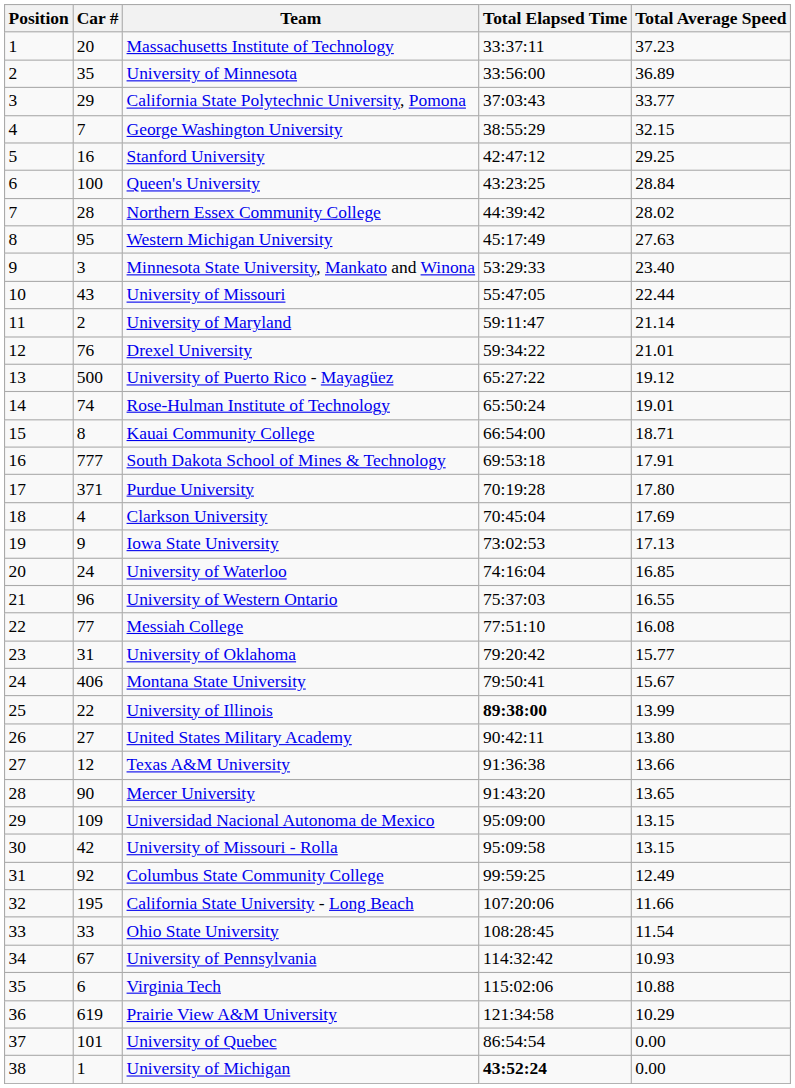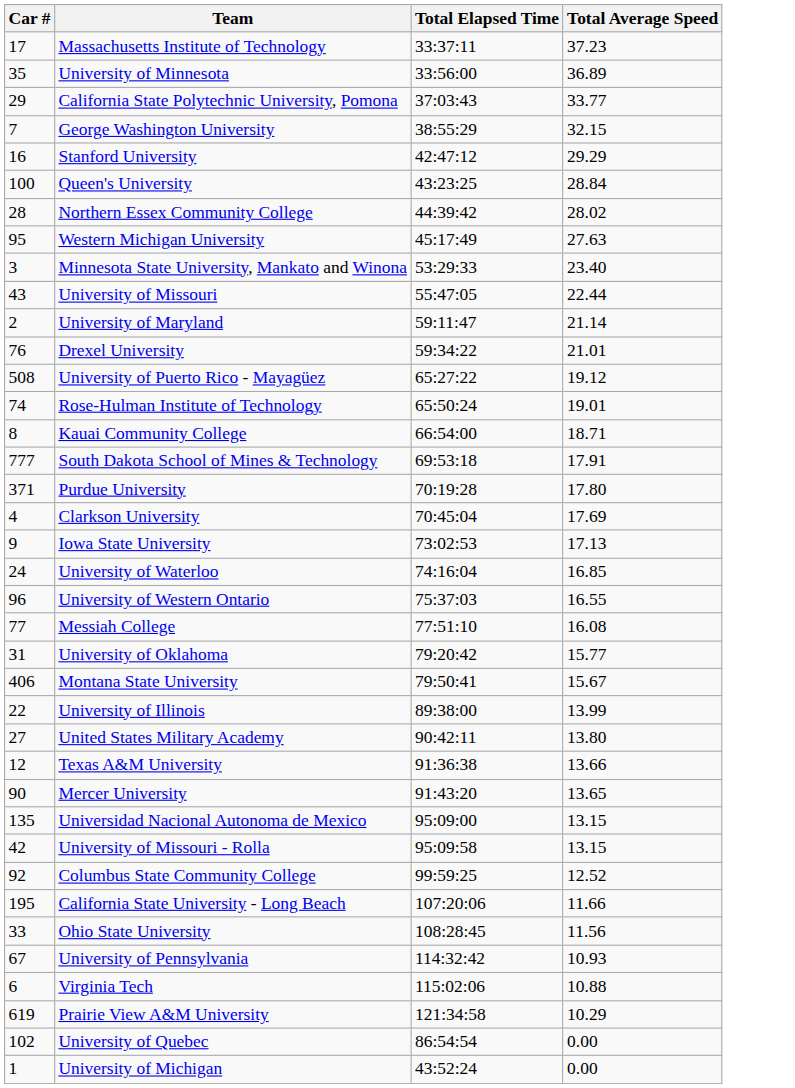- column: (39, 18)
(85, 45) 20 -> (17, 45) 17
(655, 156) 29.25 -> (587, 156) 29.29
(90, 377) 500 -> (22, 377) 508
(515, 709) bold -> (446, 709) normal
(90, 820) 109 -> (22, 820) 135
(655, 875) 12.49 -> (587, 875) 12.52
(655, 931) 11.54 -> (586, 931) 11.56
(90, 1041) 101 -> (22, 1041) 102
(515, 1069) bold -> (446, 1069) normal
